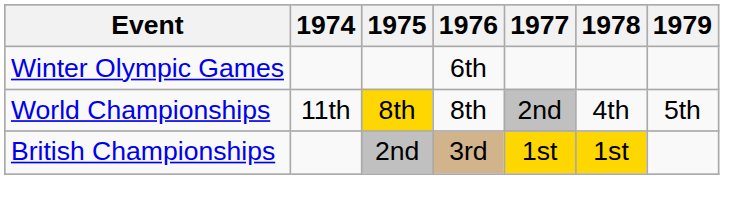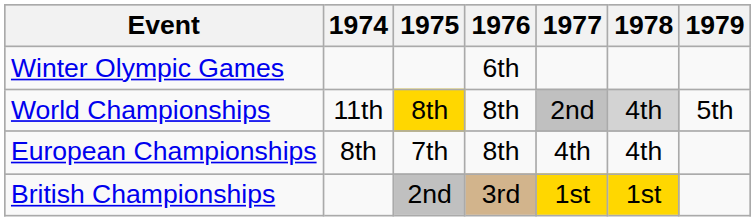(611, 109) no background -> (644, 109) lightgrey background
+ row: (164, 151)
